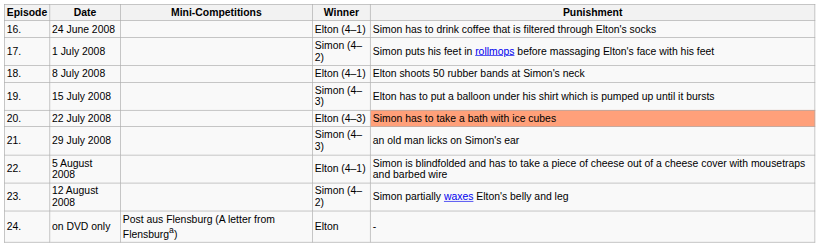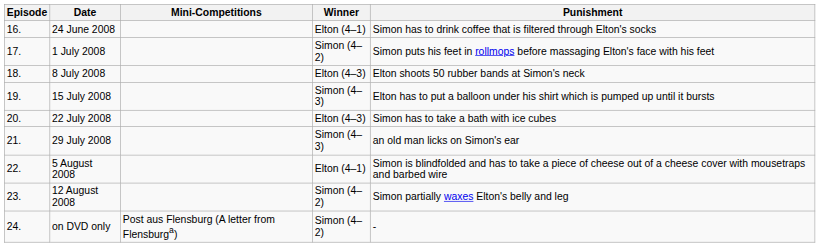(340, 73) Elton (4–1) -> (340, 73) Elton (4–3)
(464, 118) lightsalmon background -> (464, 118) no background
(327, 226) Elton -> (338, 226) Simon (4–2)
